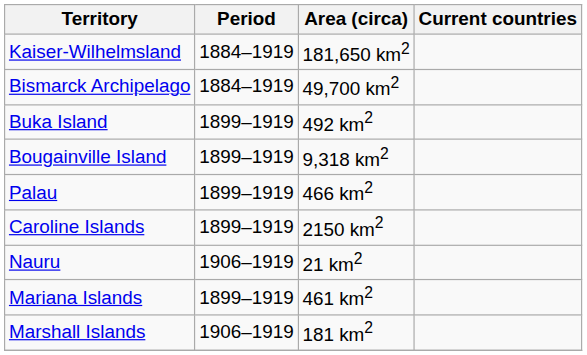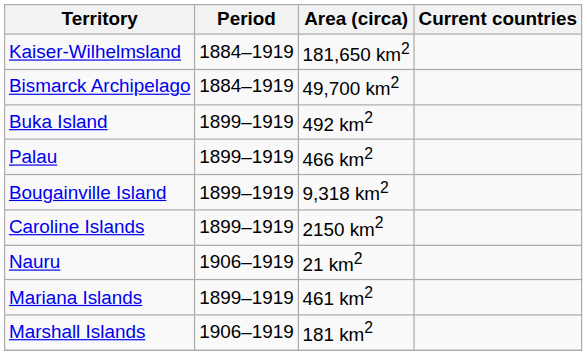rows swapped: (88, 157) <-> (33, 192)
